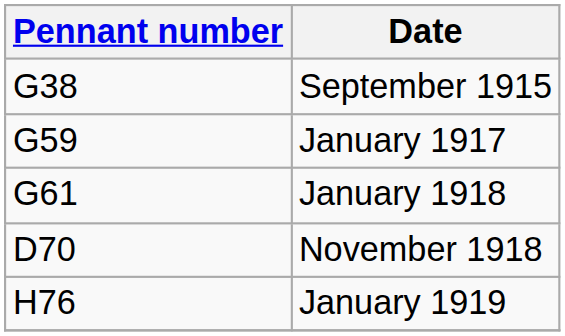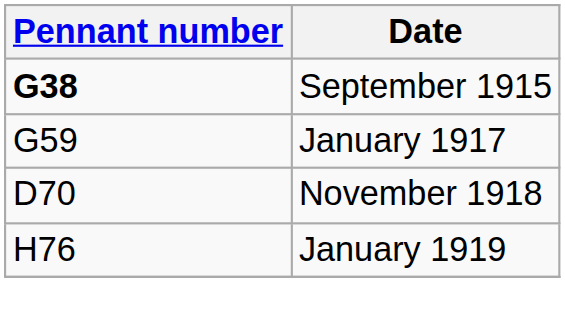(45, 85) normal -> (45, 85) bold
- row: (403, 194)
